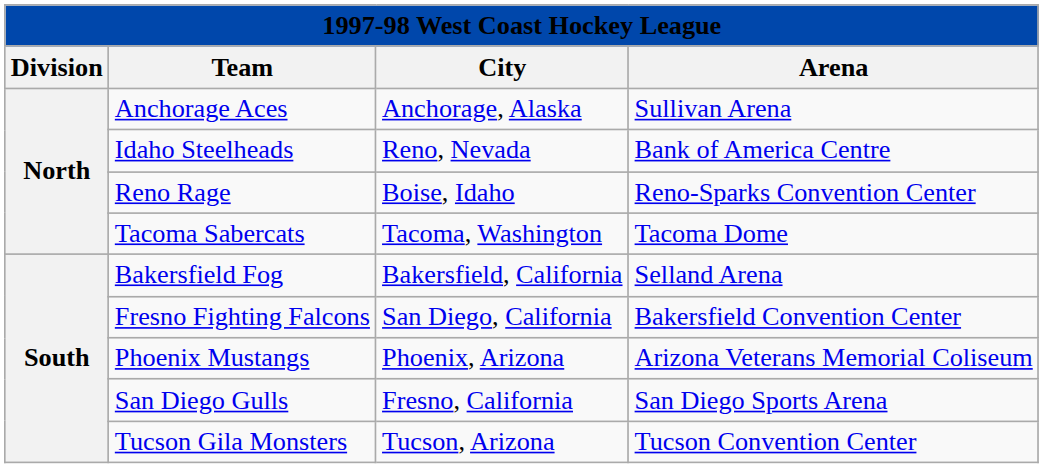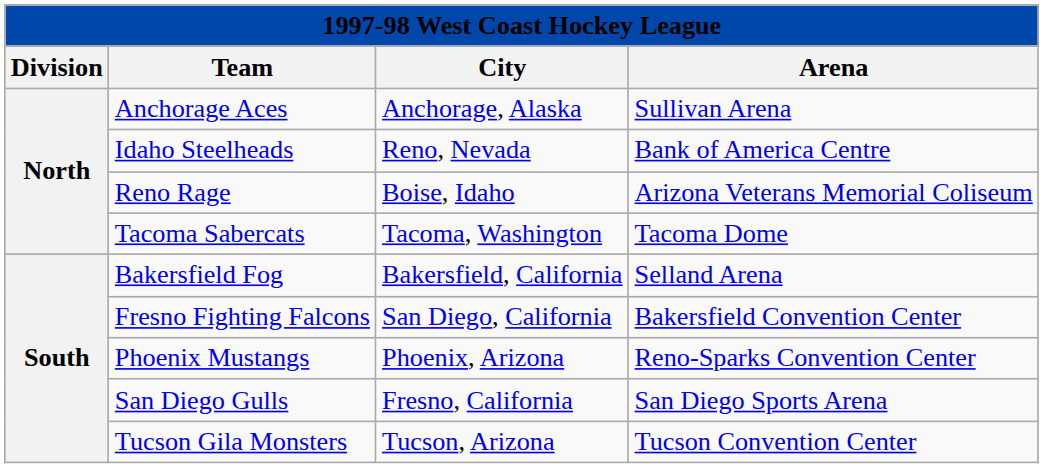(805, 191) Reno-Sparks Convention Center -> (834, 191) Arizona Veterans Memorial Coliseum
(834, 358) Arizona Veterans Memorial Coliseum -> (805, 358) Reno-Sparks Convention Center
